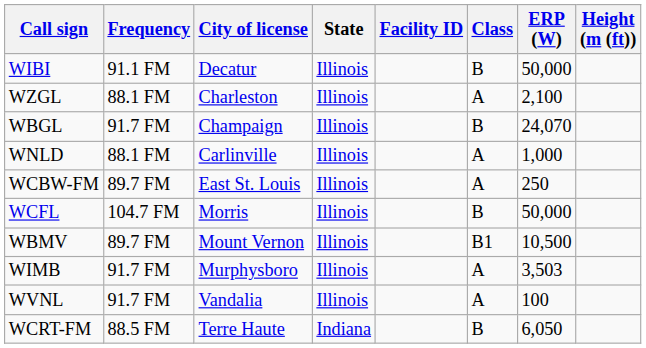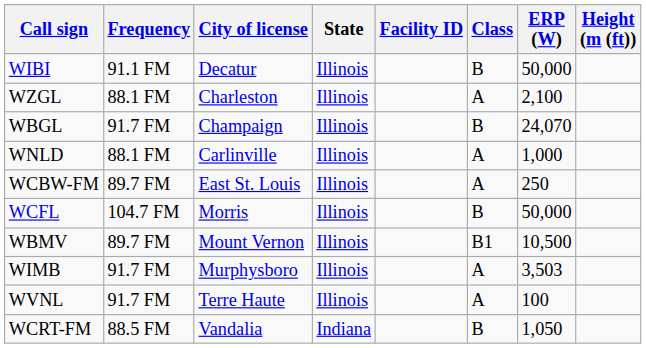(230, 299) Vandalia -> (242, 299) Terre Haute
(242, 328) Terre Haute -> (230, 328) Vandalia
(542, 328) 6,050 -> (542, 328) 1,050
